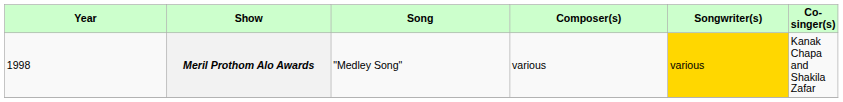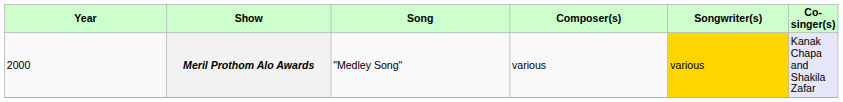(19, 65) 1998 -> (19, 65) 2000
(808, 65) no background -> (808, 65) lavender background
